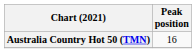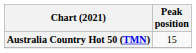(172, 39) 16 -> (172, 39) 15
